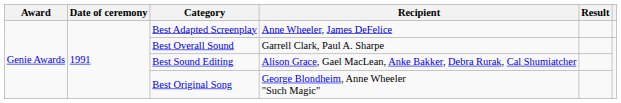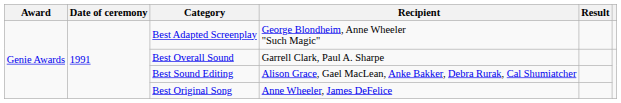(327, 29) Anne Wheeler, James DeFelice -> (334, 35) George Blondheim, Anne Wheeler "Such Magic"
(334, 84) George Blondheim, Anne Wheeler "Such Magic" -> (327, 90) Anne Wheeler, James DeFelice
